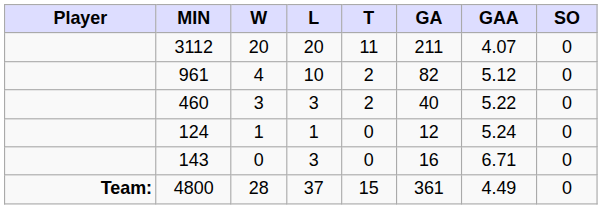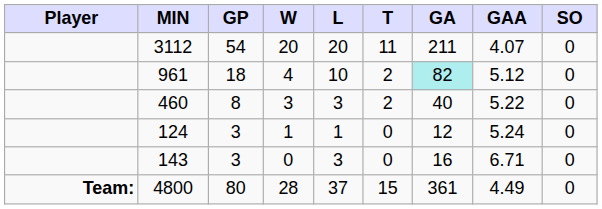+ column: (236, 18)
(429, 75) no background -> (442, 75) paleturquoise background
